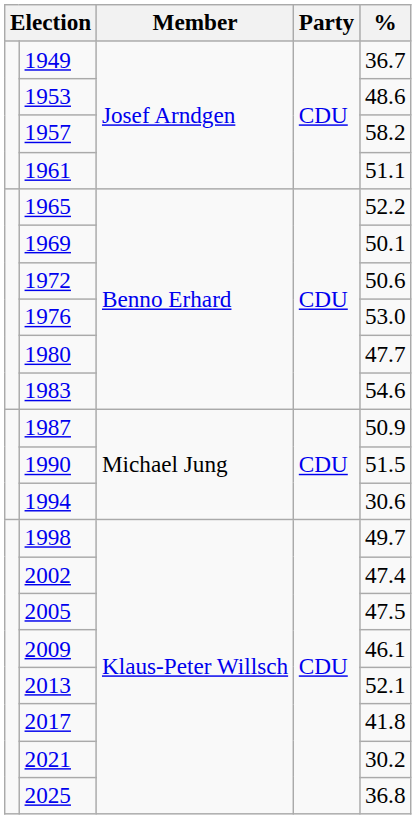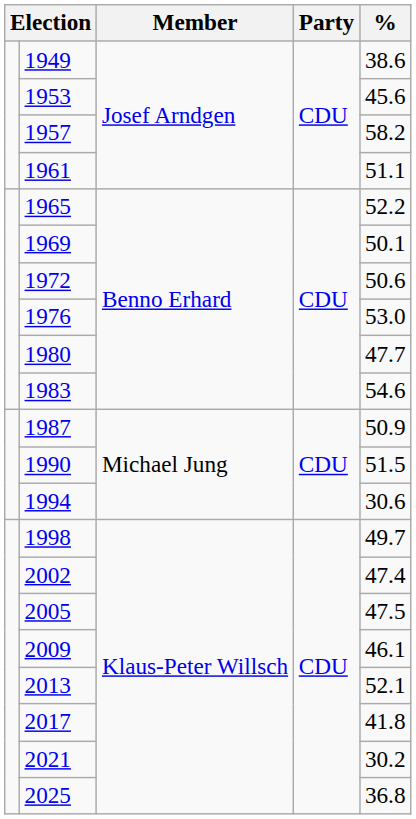(385, 59) 36.7 -> (385, 59) 38.6
(385, 96) 48.6 -> (385, 96) 45.6
